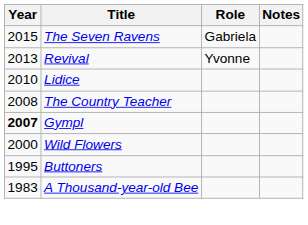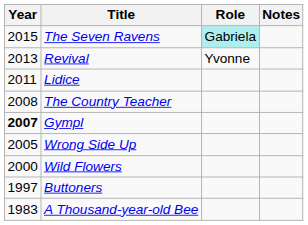(230, 36) no background -> (230, 36) paleturquoise background
(23, 79) 2010 -> (22, 79) 2011
+ row: (90, 144)
(23, 166) 1995 -> (23, 187) 1997
